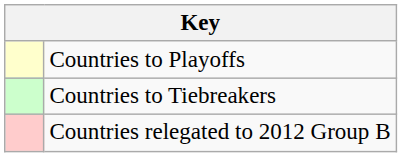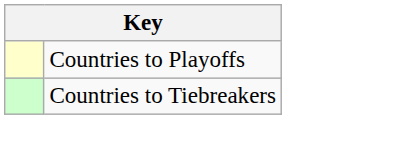- row: (220, 132)
